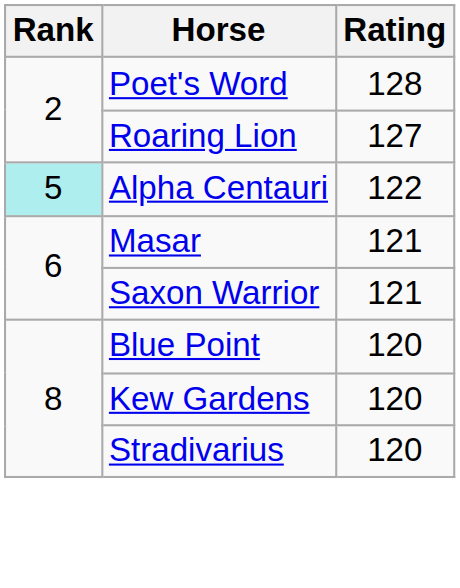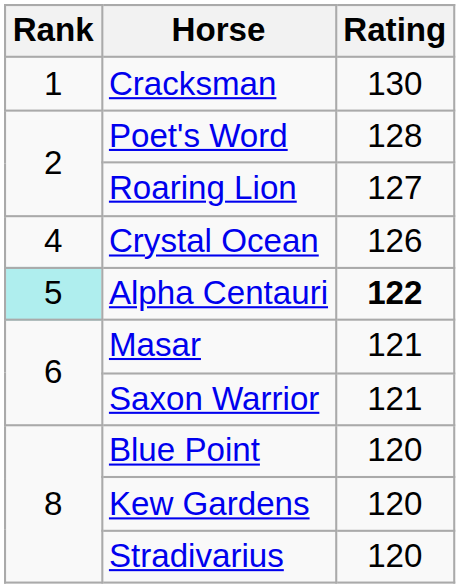+ row: (193, 83)
+ row: (214, 240)
(395, 188) normal -> (395, 293) bold
